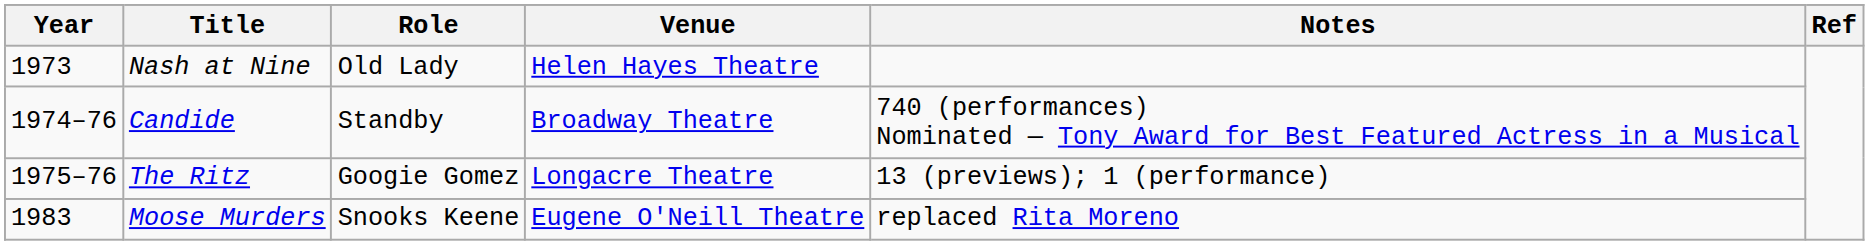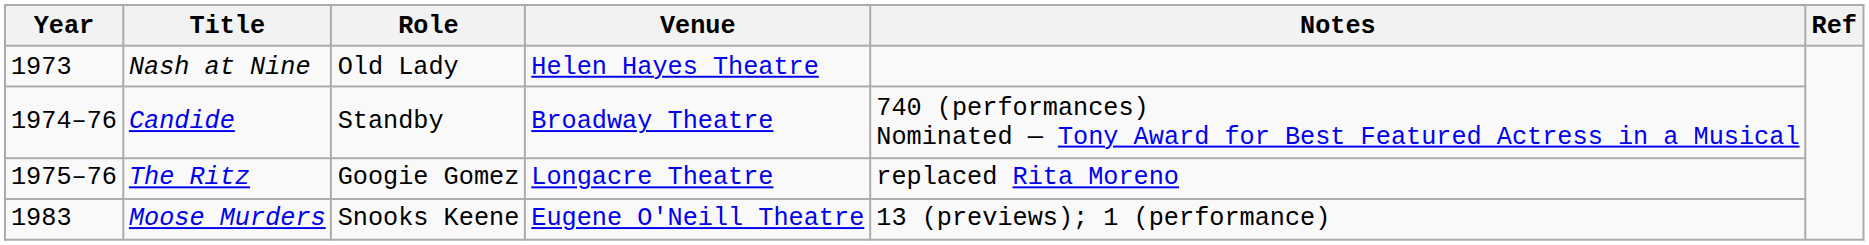(1103, 178) 13 (previews); 1 (performance) -> (1028, 178) replaced Rita Moreno
(1028, 219) replaced Rita Moreno -> (1103, 219) 13 (previews); 1 (performance)
